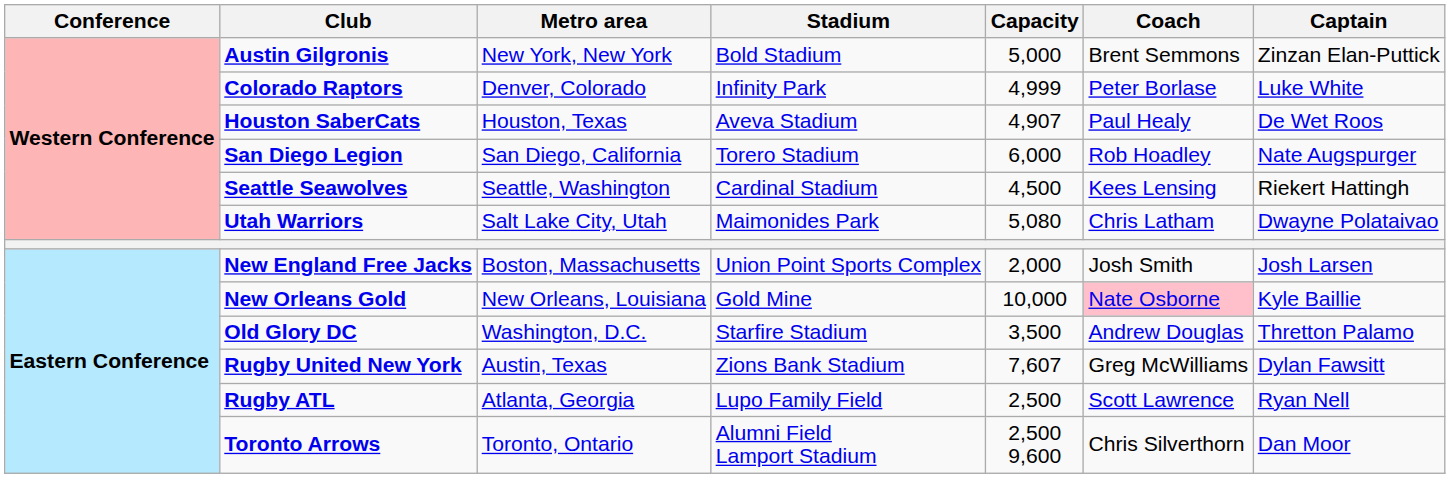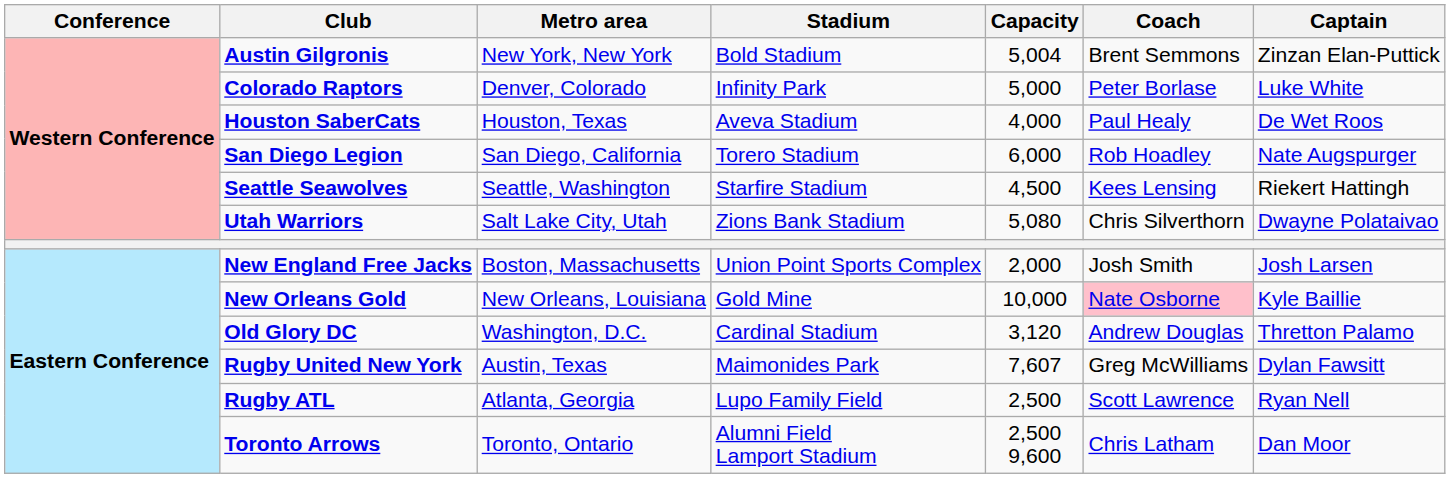(1035, 54) 5,000 -> (1035, 54) 5,004
(1035, 88) 4,999 -> (1035, 88) 5,000
(1035, 121) 4,907 -> (1035, 121) 4,000
(797, 188) Cardinal Stadium -> (791, 188) Starfire Stadium
(797, 222) Maimonides Park -> (810, 222) Zions Bank Stadium
(1151, 222) Chris Latham -> (1167, 222) Chris Silverthorn
(791, 332) Starfire Stadium -> (797, 332) Cardinal Stadium
(1035, 332) 3,500 -> (1035, 332) 3,120
(810, 365) Zions Bank Stadium -> (797, 365) Maimonides Park
(1167, 444) Chris Silverthorn -> (1151, 444) Chris Latham
